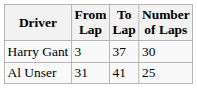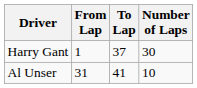(78, 51) 3 -> (78, 51) 1
(149, 72) 25 -> (149, 72) 10
